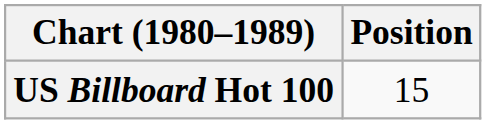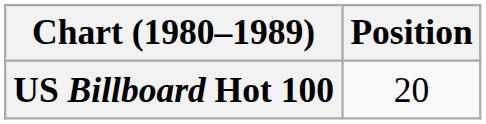(412, 88) 15 -> (412, 88) 20
